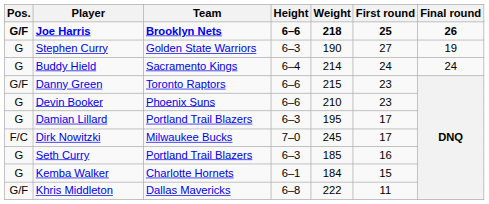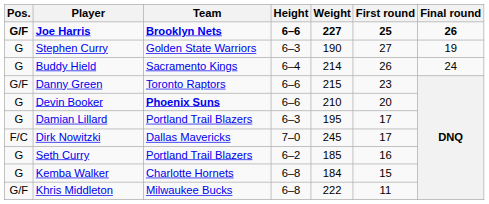(332, 31) 218 -> (332, 31) 227
(385, 66) 24 -> (385, 66) 26
(180, 102) normal -> (183, 102) bold
(385, 102) 23 -> (385, 102) 20
(189, 137) Milwaukee Bucks -> (188, 137) Dallas Mavericks
(291, 155) 6–3 -> (291, 155) 6–2
(291, 173) 6–1 -> (291, 173) 6–8
(188, 191) Dallas Mavericks -> (189, 191) Milwaukee Bucks
